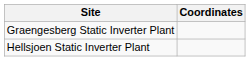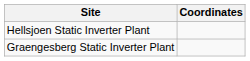rows swapped: (78, 47) <-> (91, 30)
